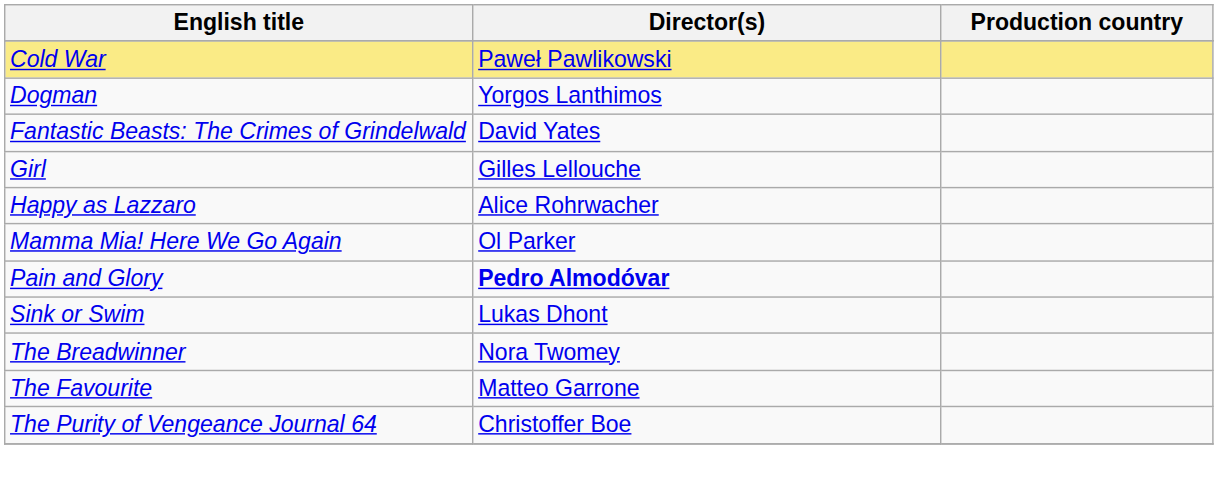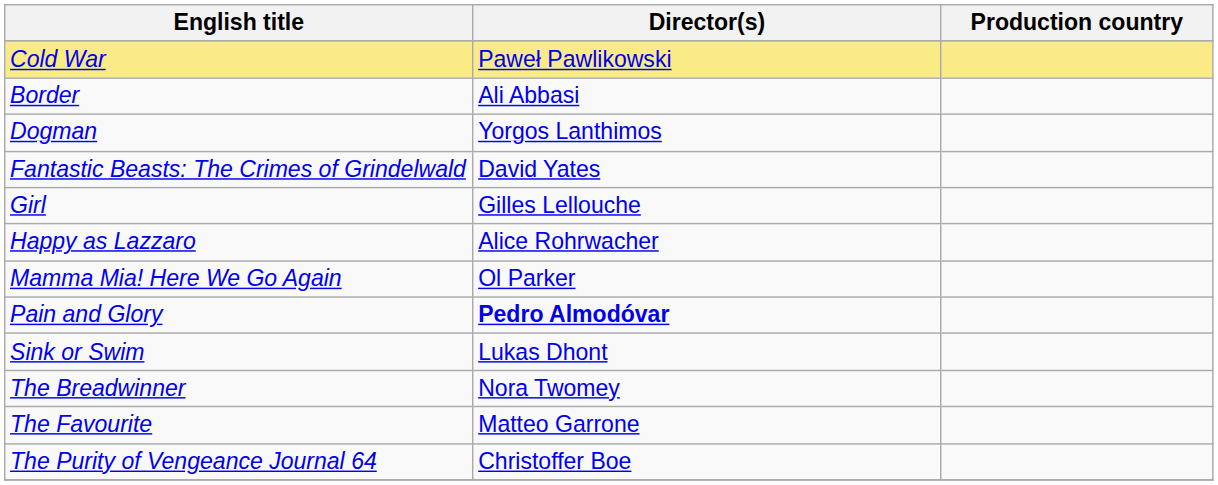+ row: (45, 95)
